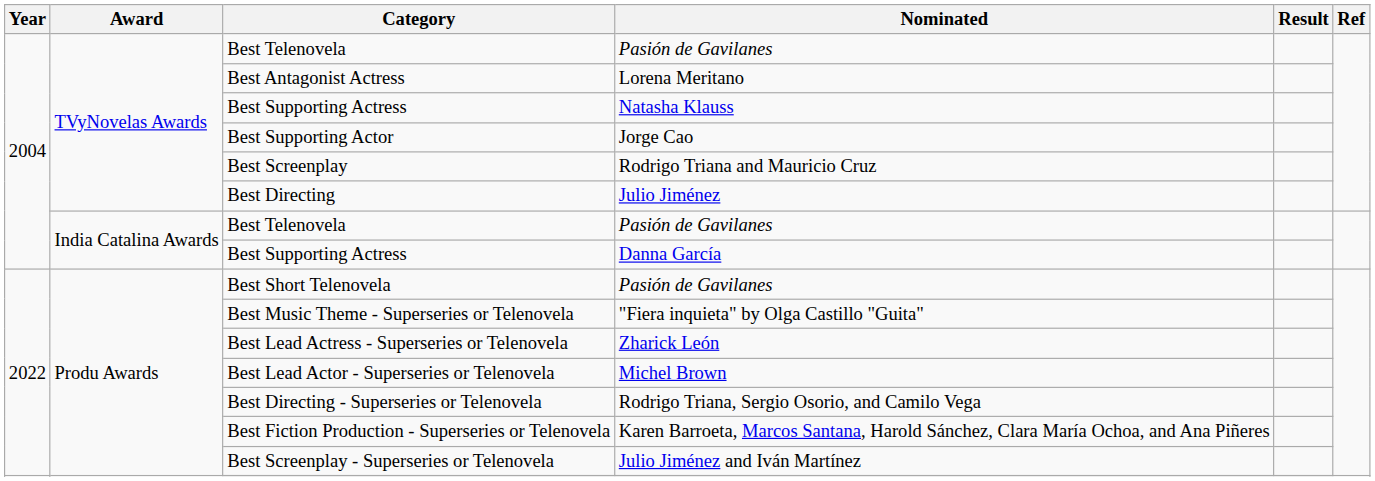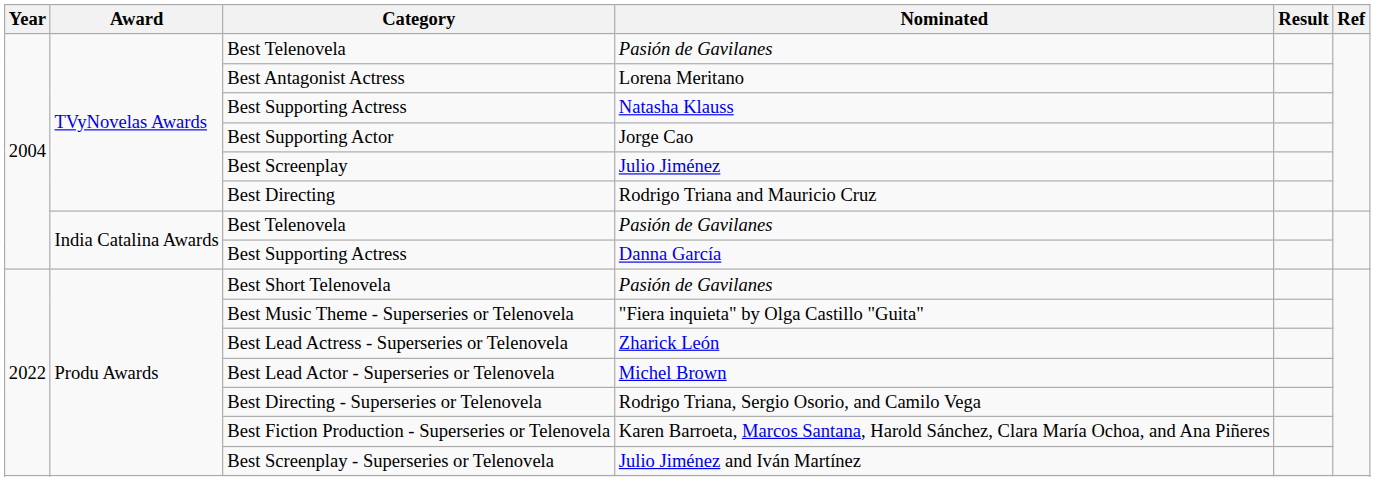(748, 166) Rodrigo Triana and Mauricio Cruz -> (670, 166) Julio Jiménez
(670, 195) Julio Jiménez -> (748, 195) Rodrigo Triana and Mauricio Cruz
